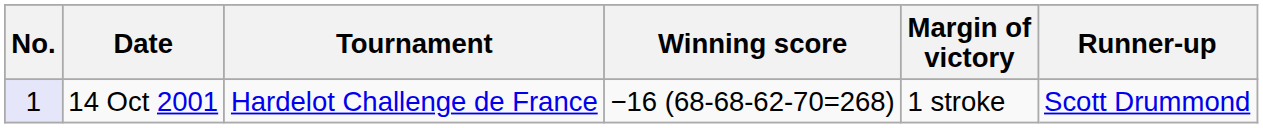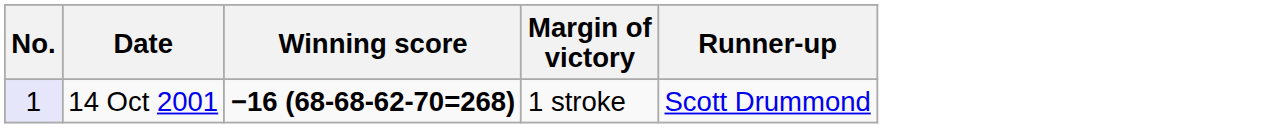- column: (414, 42)
(753, 101) normal -> (373, 101) bold
